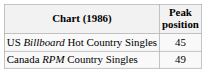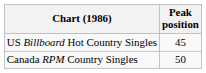(180, 59) 49 -> (180, 59) 50
